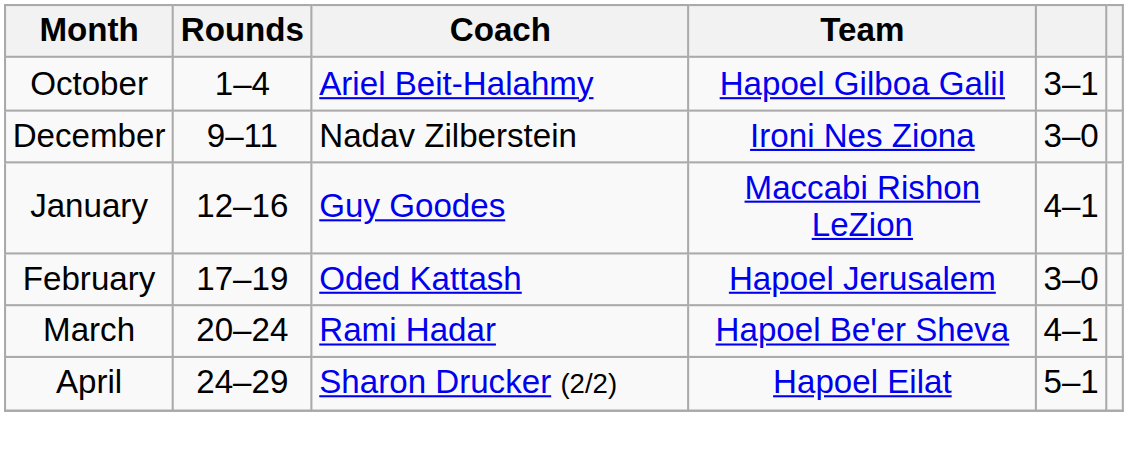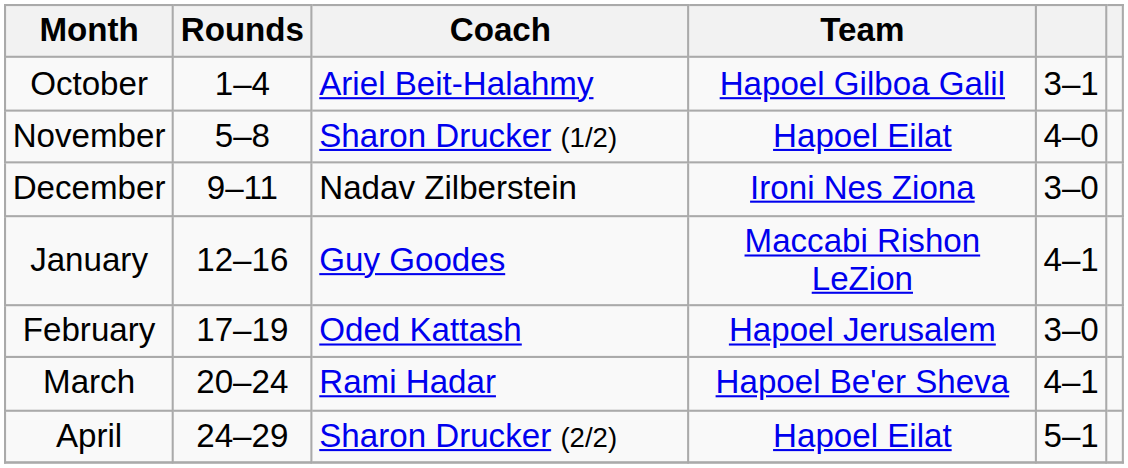+ row: (89, 135)
